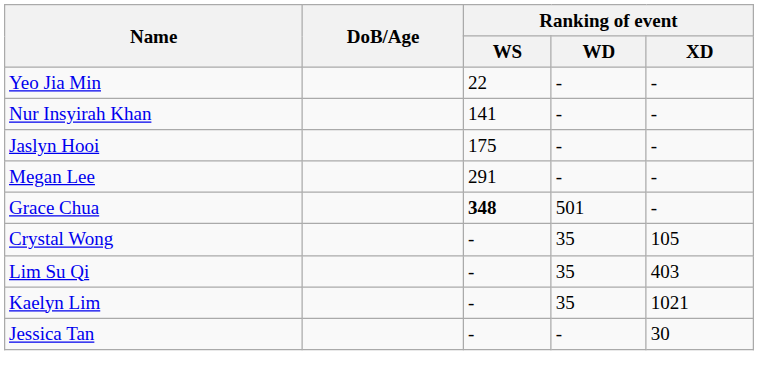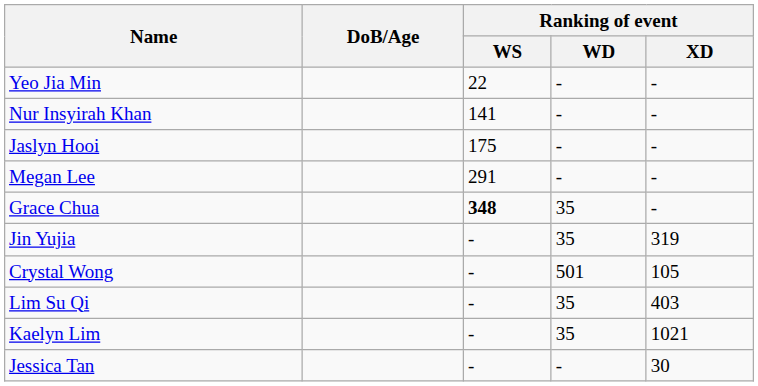(570, 208) 501 -> (565, 208) 35
+ row: (42, 239)
(565, 239) 35 -> (570, 270) 501
